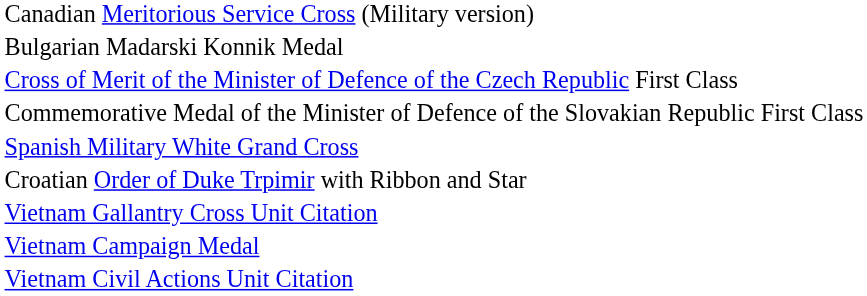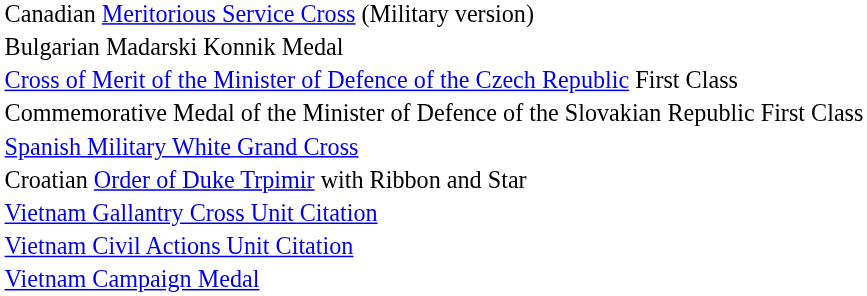rows swapped: (179, 279) <-> (132, 246)
